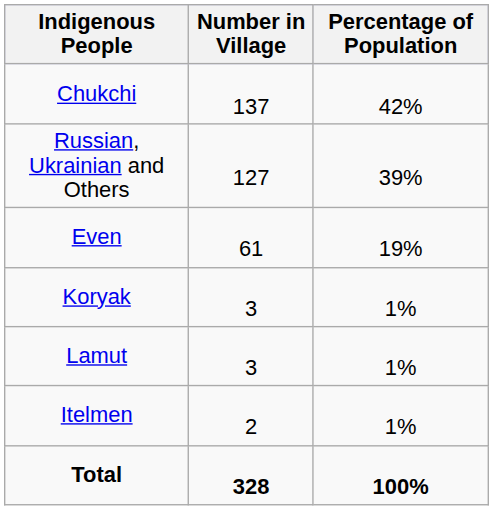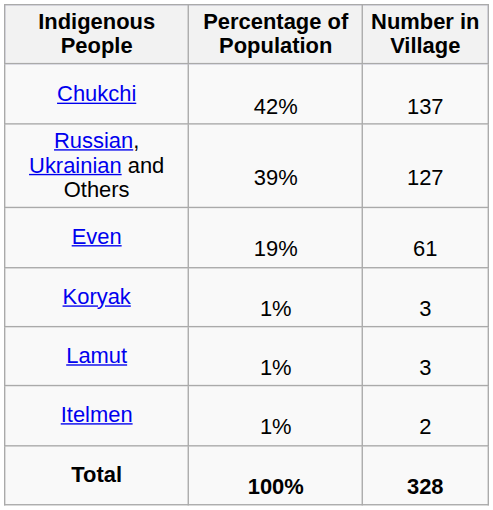columns swapped: (251, 34) <-> (401, 34)
